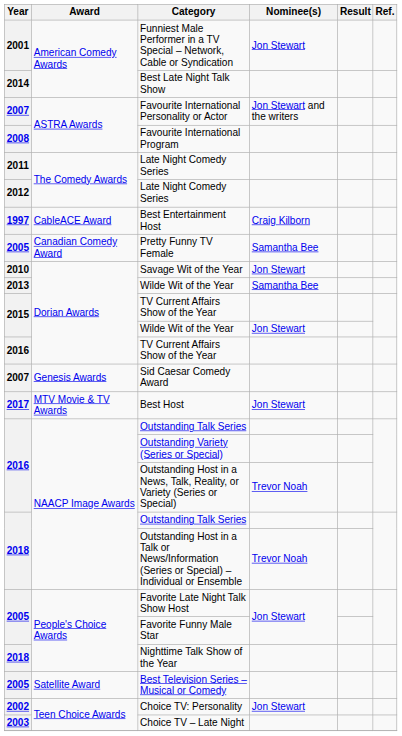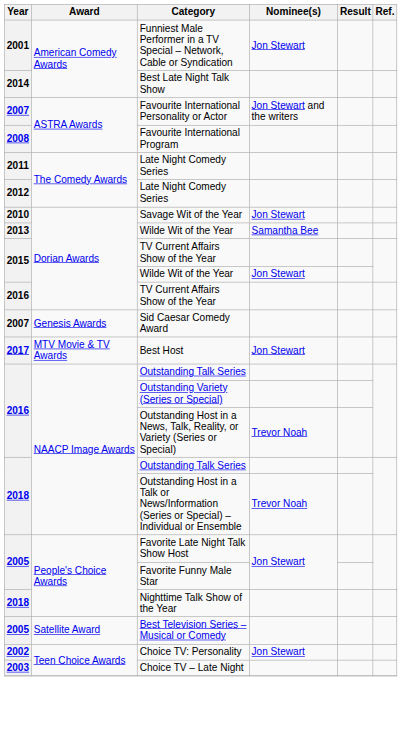- row: (18, 220)
- row: (18, 248)
